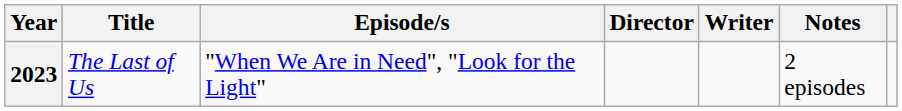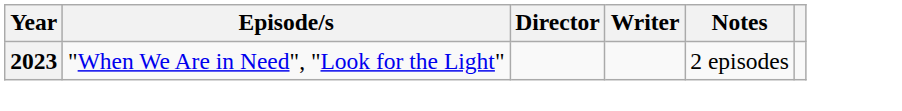- column: (131, 23)
